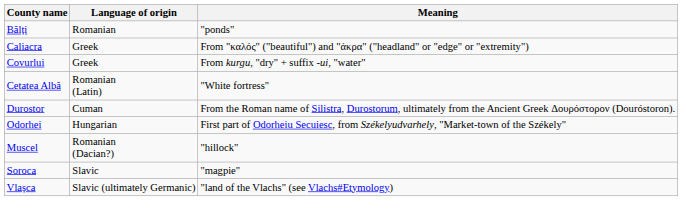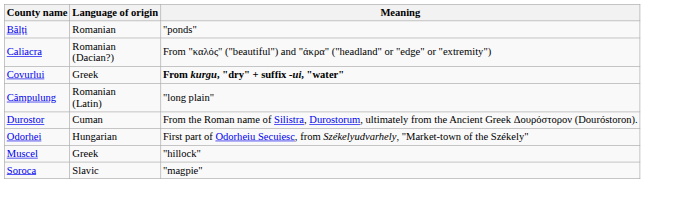(85, 46) Greek -> (94, 52) Romanian (Dacian?)
(283, 63) normal -> (254, 74) bold
- row: (34, 85)
+ row: (31, 97)
(94, 147) Romanian (Dacian?) -> (85, 153) Greek
- row: (21, 187)
